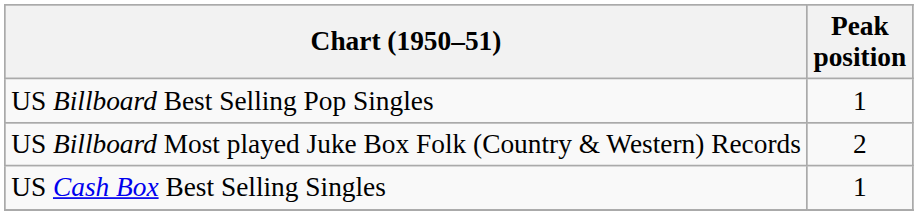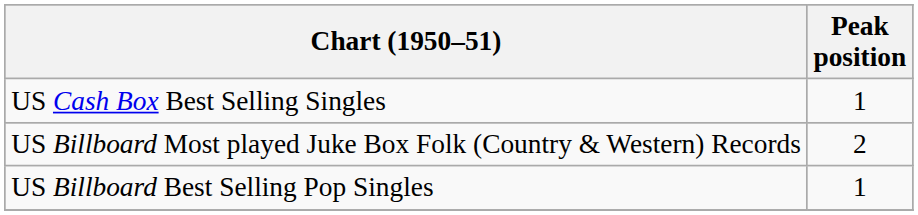rows swapped: (222, 100) <-> (199, 187)
